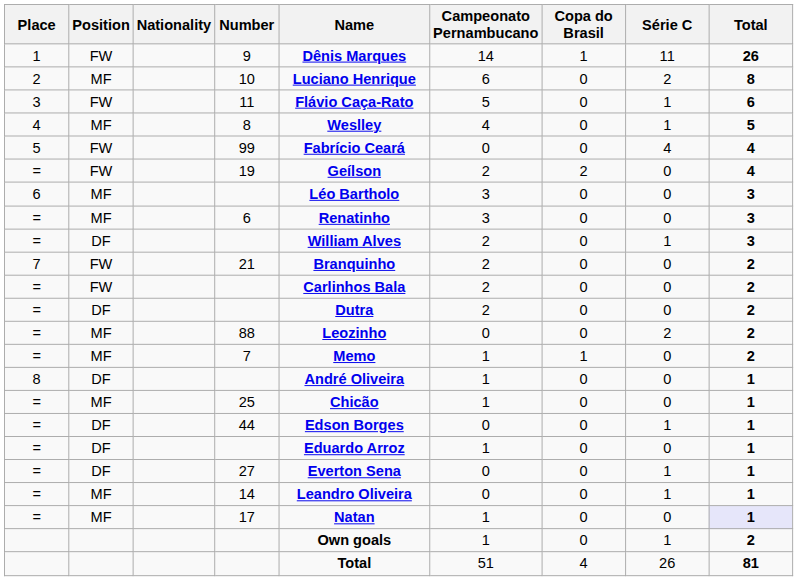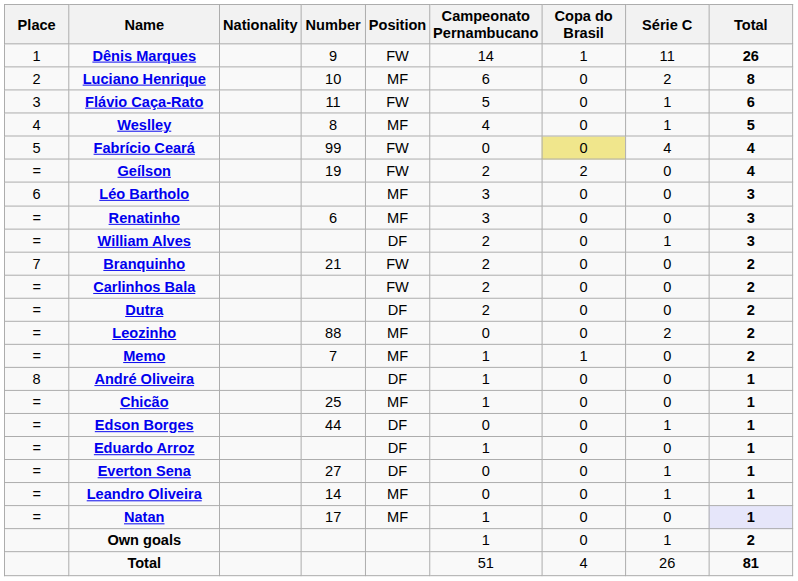columns swapped: (101, 24) <-> (354, 24)
(584, 148) no background -> (584, 148) khaki background
